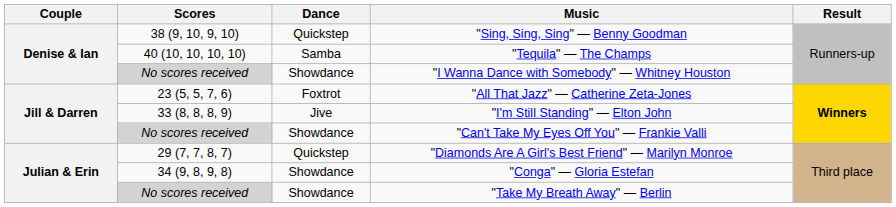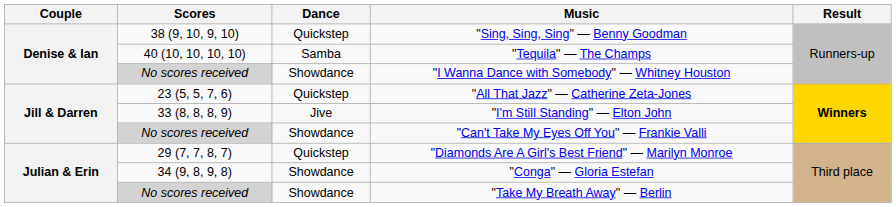(321, 93) Foxtrot -> (321, 93) Quickstep
